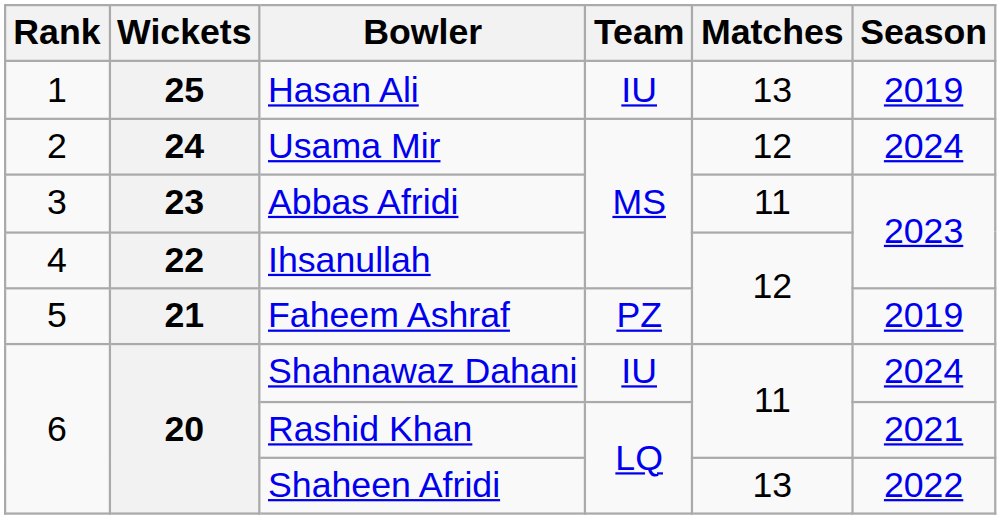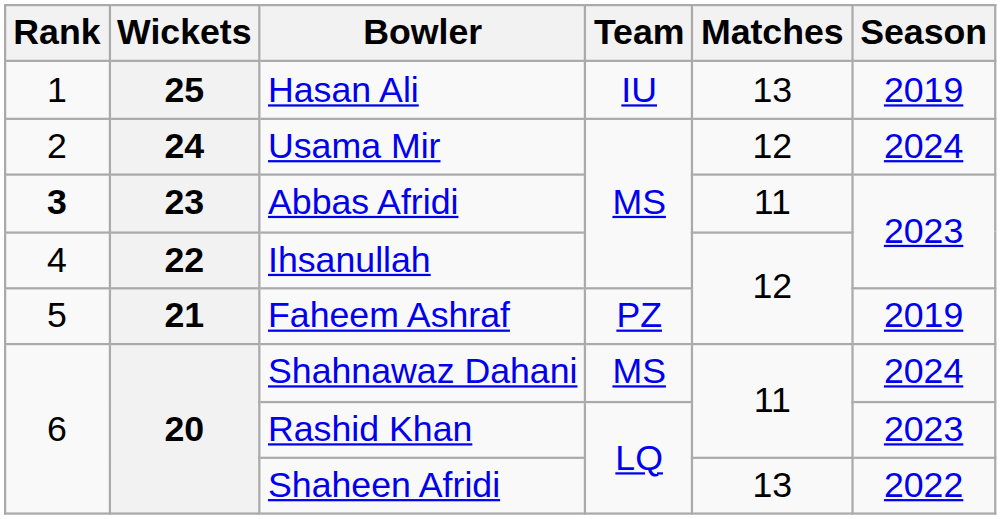(57, 202) normal -> (57, 202) bold
(639, 372) IU -> (639, 372) MS
(924, 428) 2021 -> (924, 428) 2023
